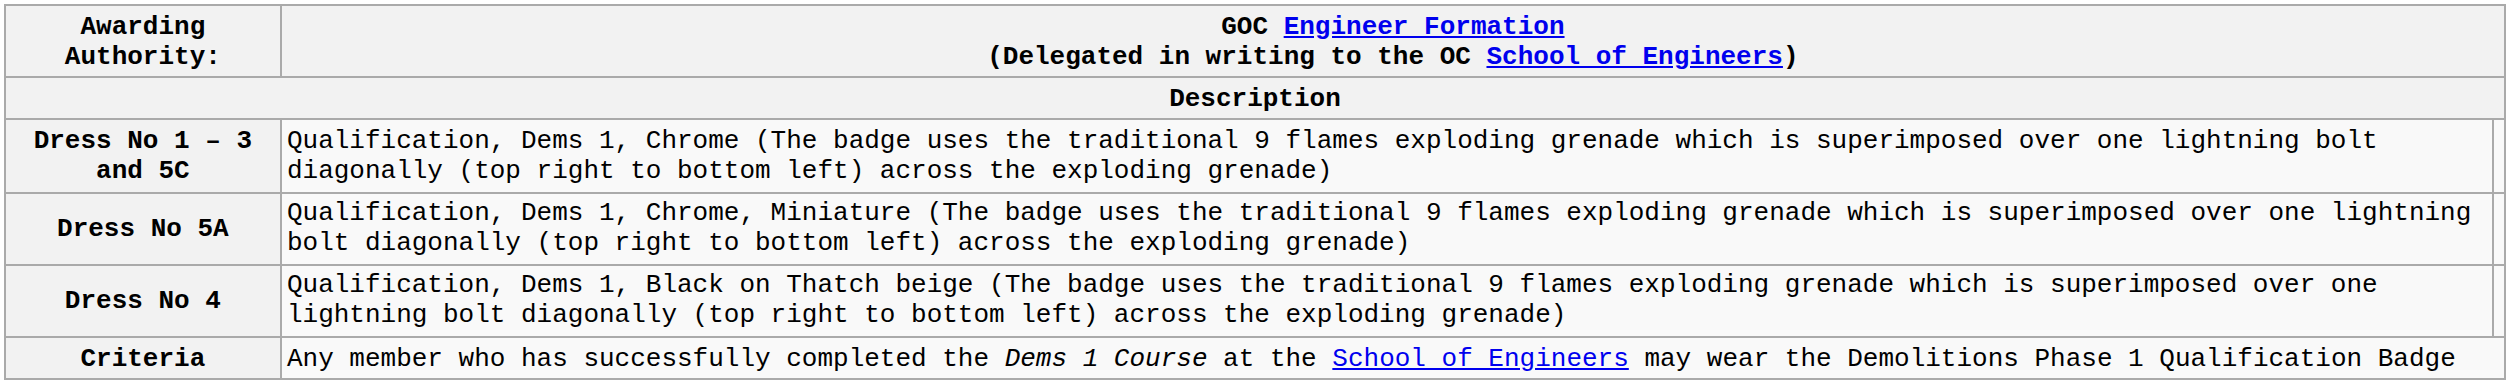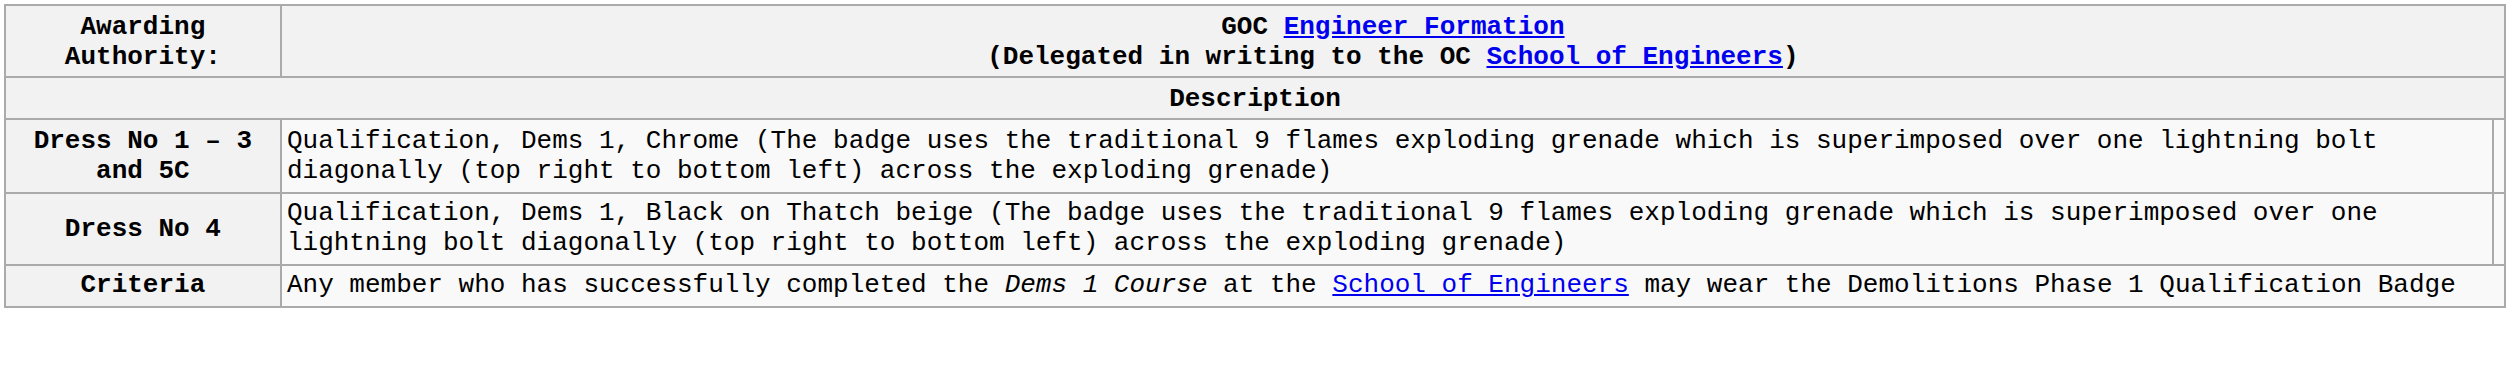- row: (143, 228)
